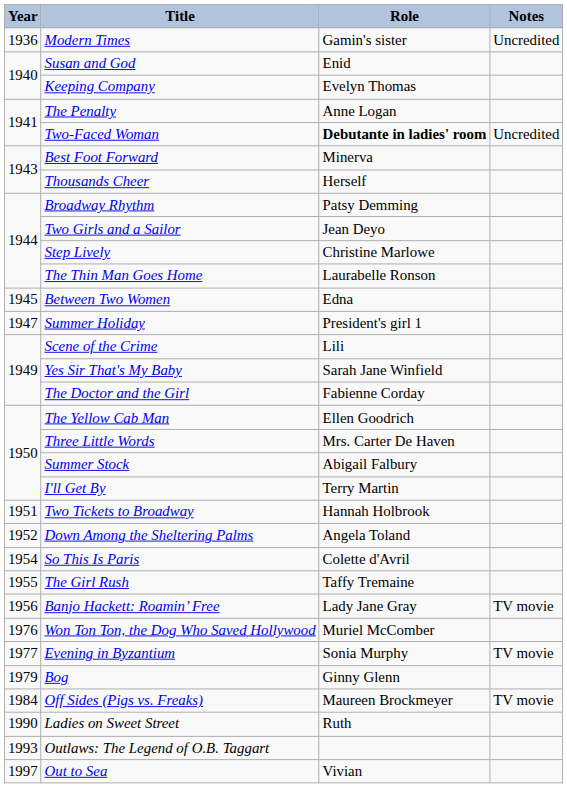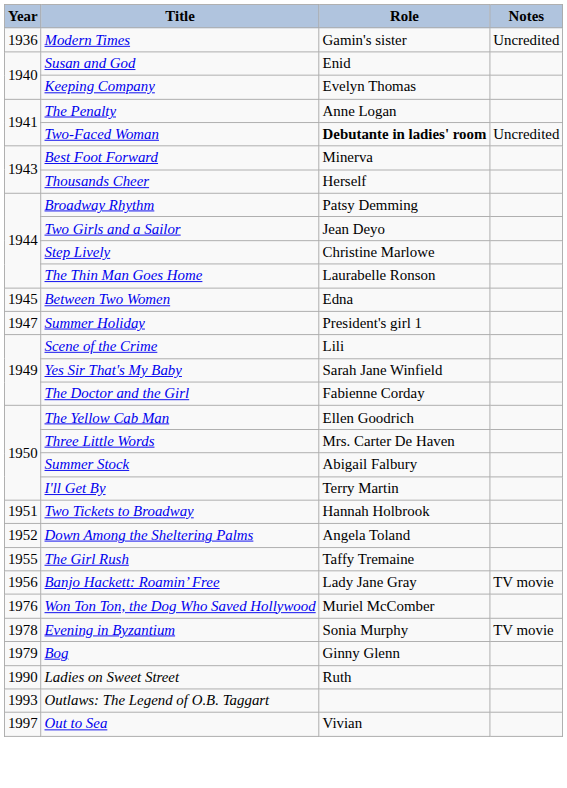- row: (92, 559)
(23, 653) 1977 -> (23, 629) 1978
- row: (124, 700)
